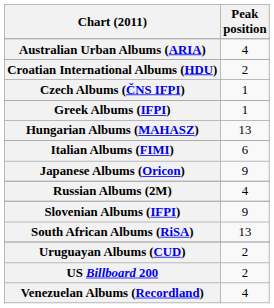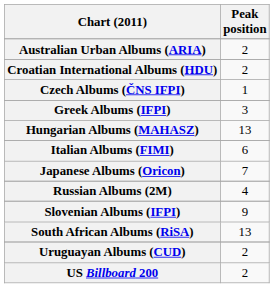(245, 49) 4 -> (245, 49) 2
(245, 110) 1 -> (245, 110) 3
(245, 171) 9 -> (245, 171) 7
- row: (112, 292)
